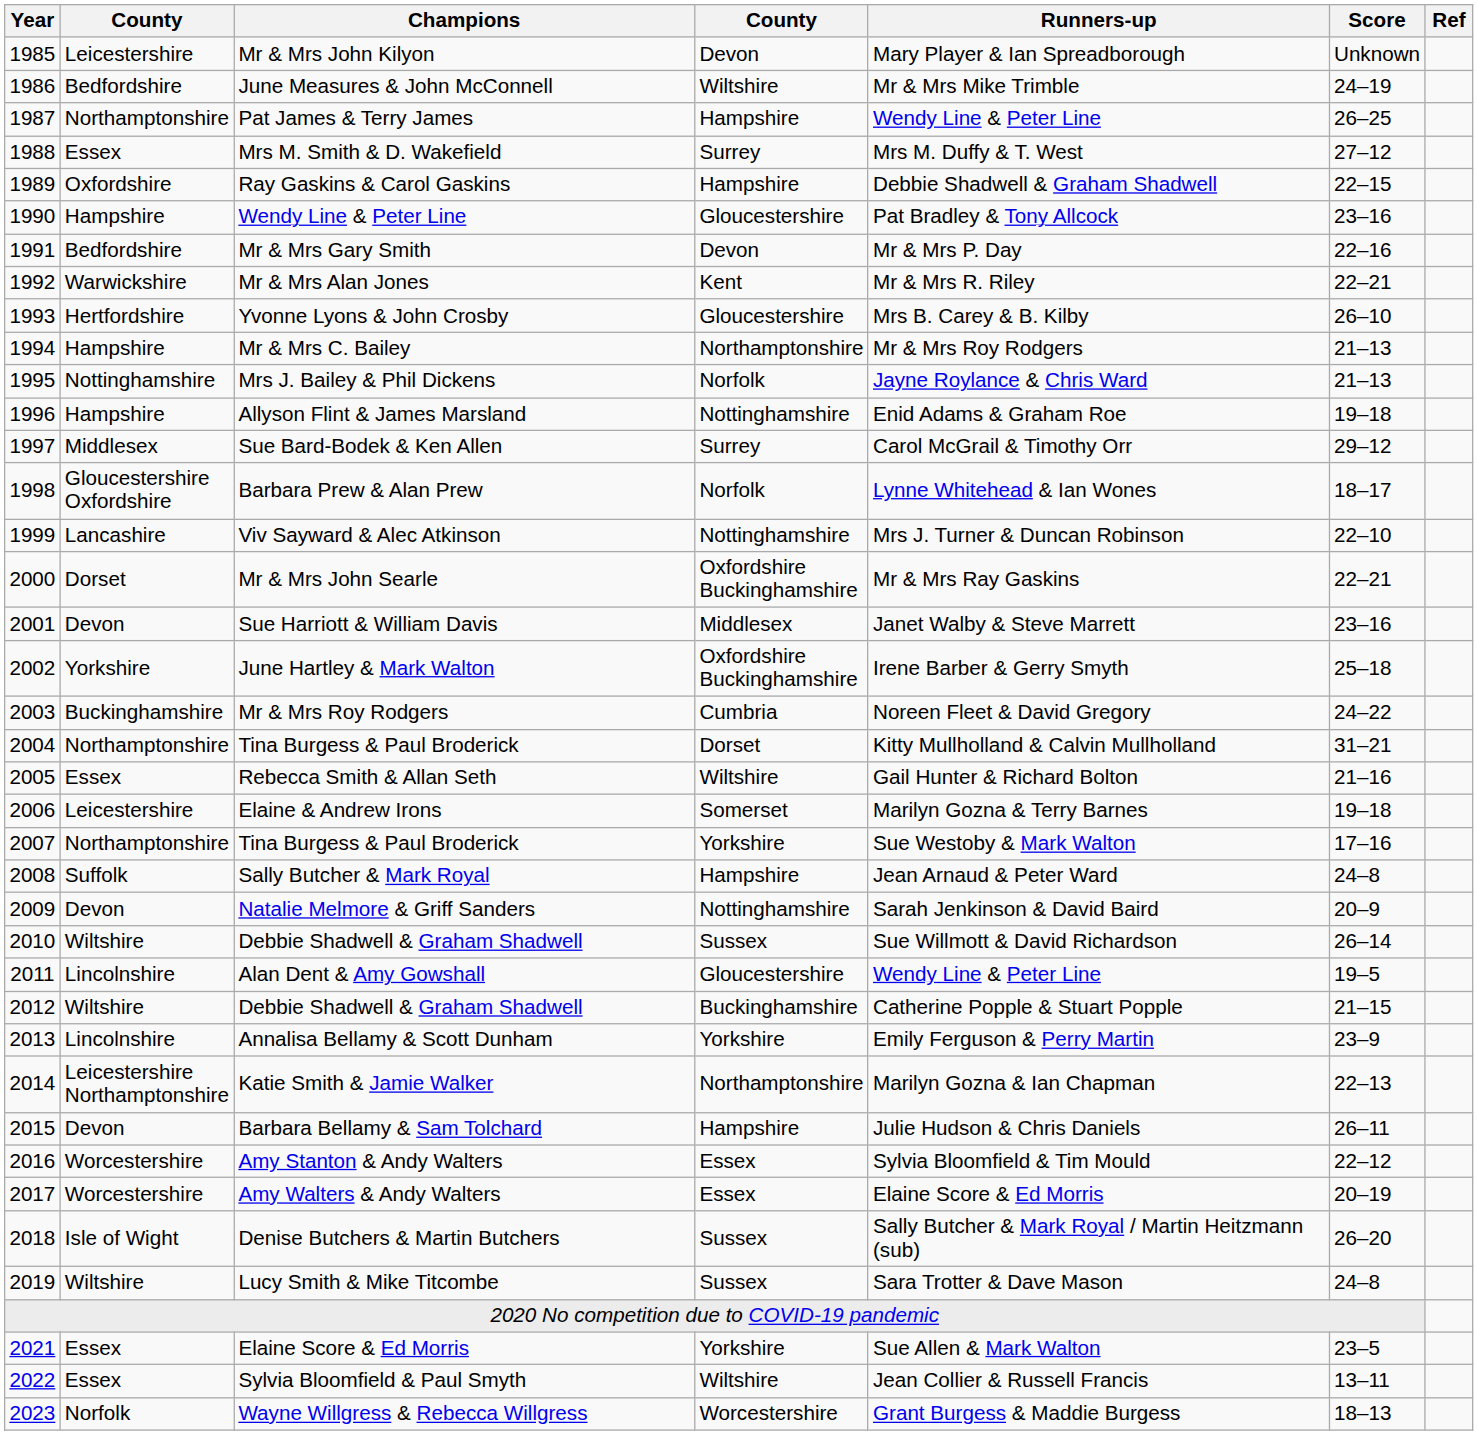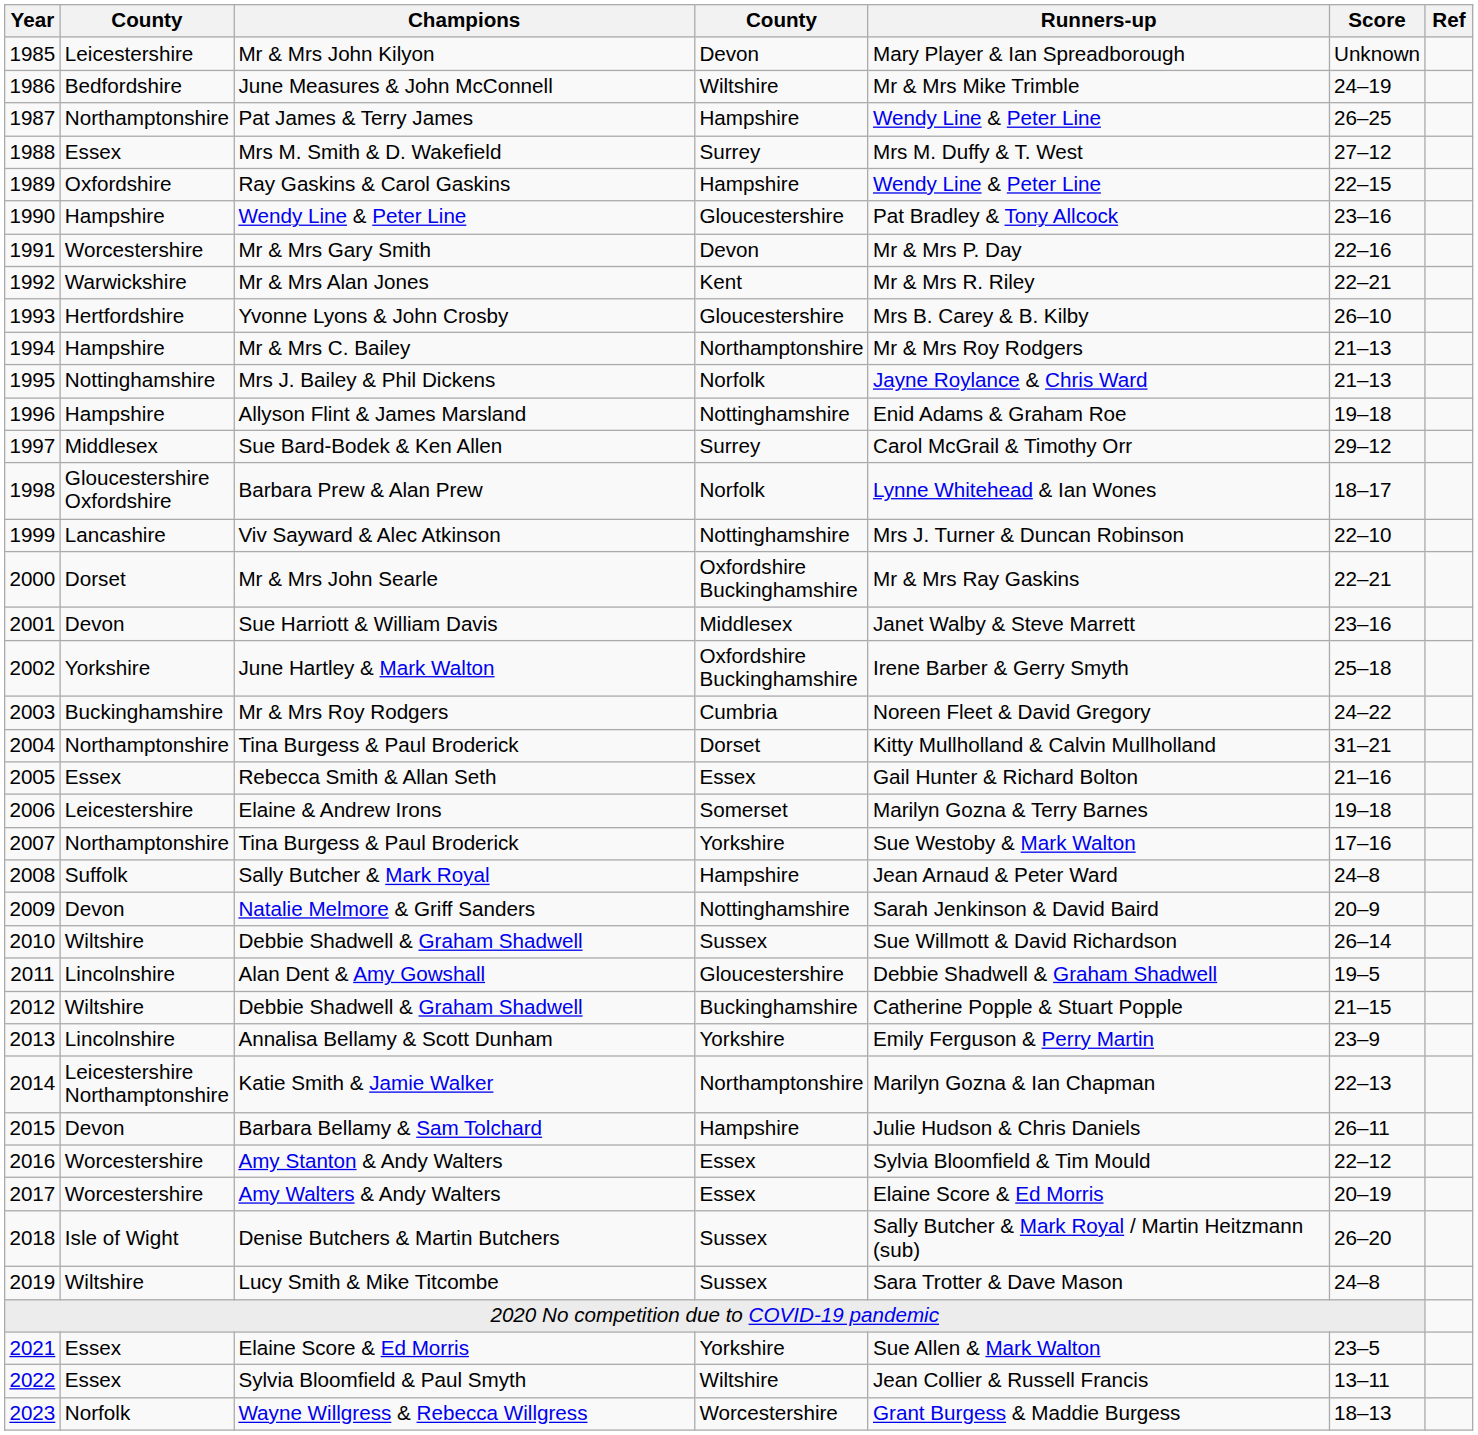(1045, 184) Debbie Shadwell & Graham Shadwell -> (987, 184) Wendy Line & Peter Line
(123, 250) Bedfordshire -> (134, 250) Worcestershire
(739, 777) Wiltshire -> (728, 777) Essex
(987, 974) Wendy Line & Peter Line -> (1045, 974) Debbie Shadwell & Graham Shadwell
